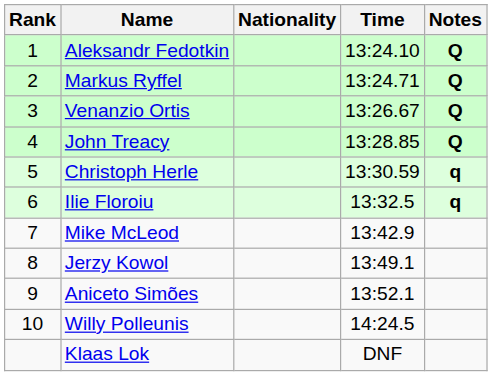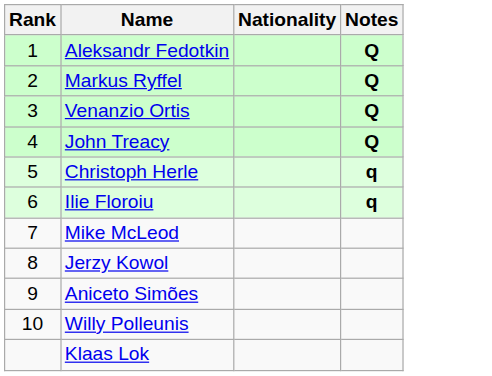- column: (382, 19)
